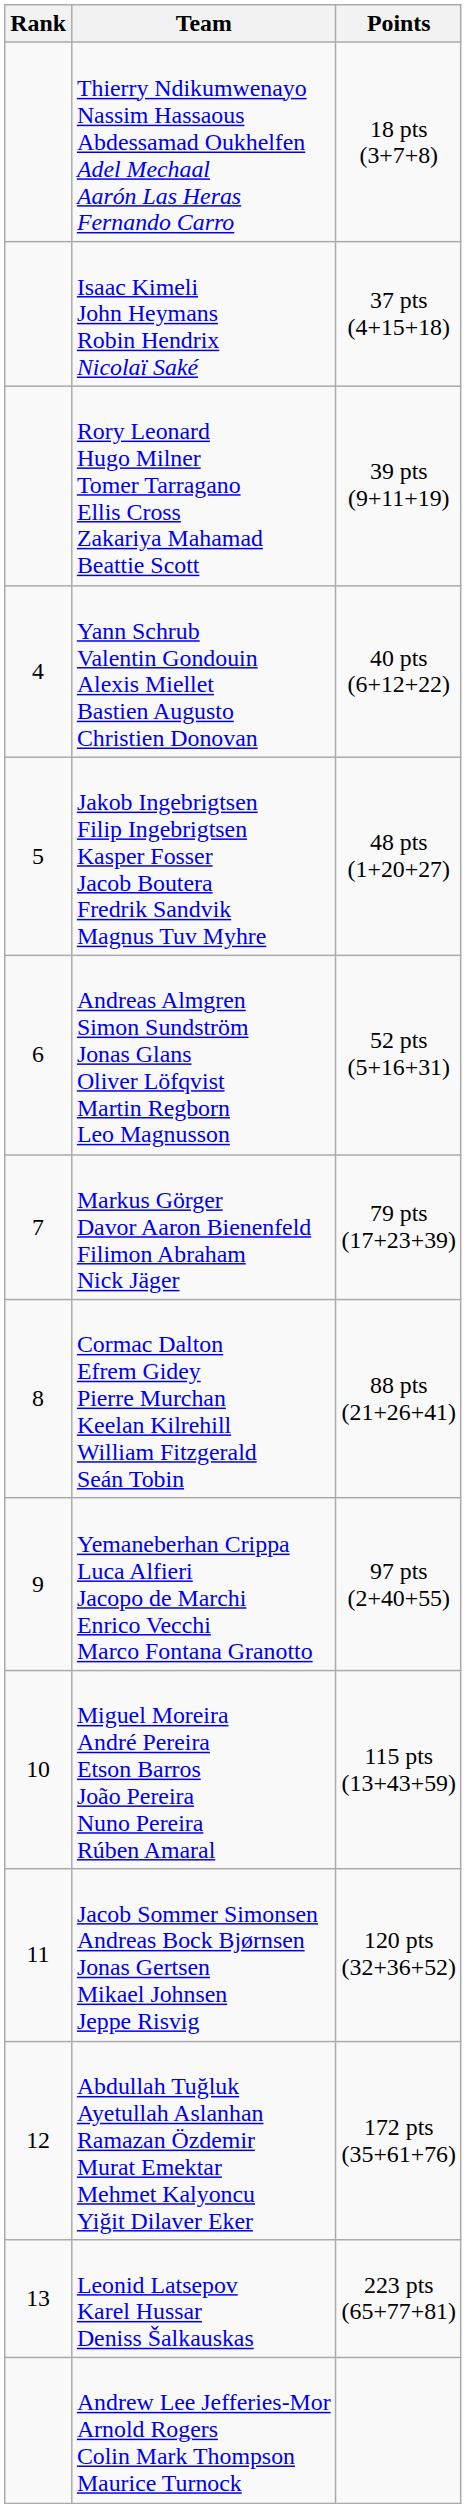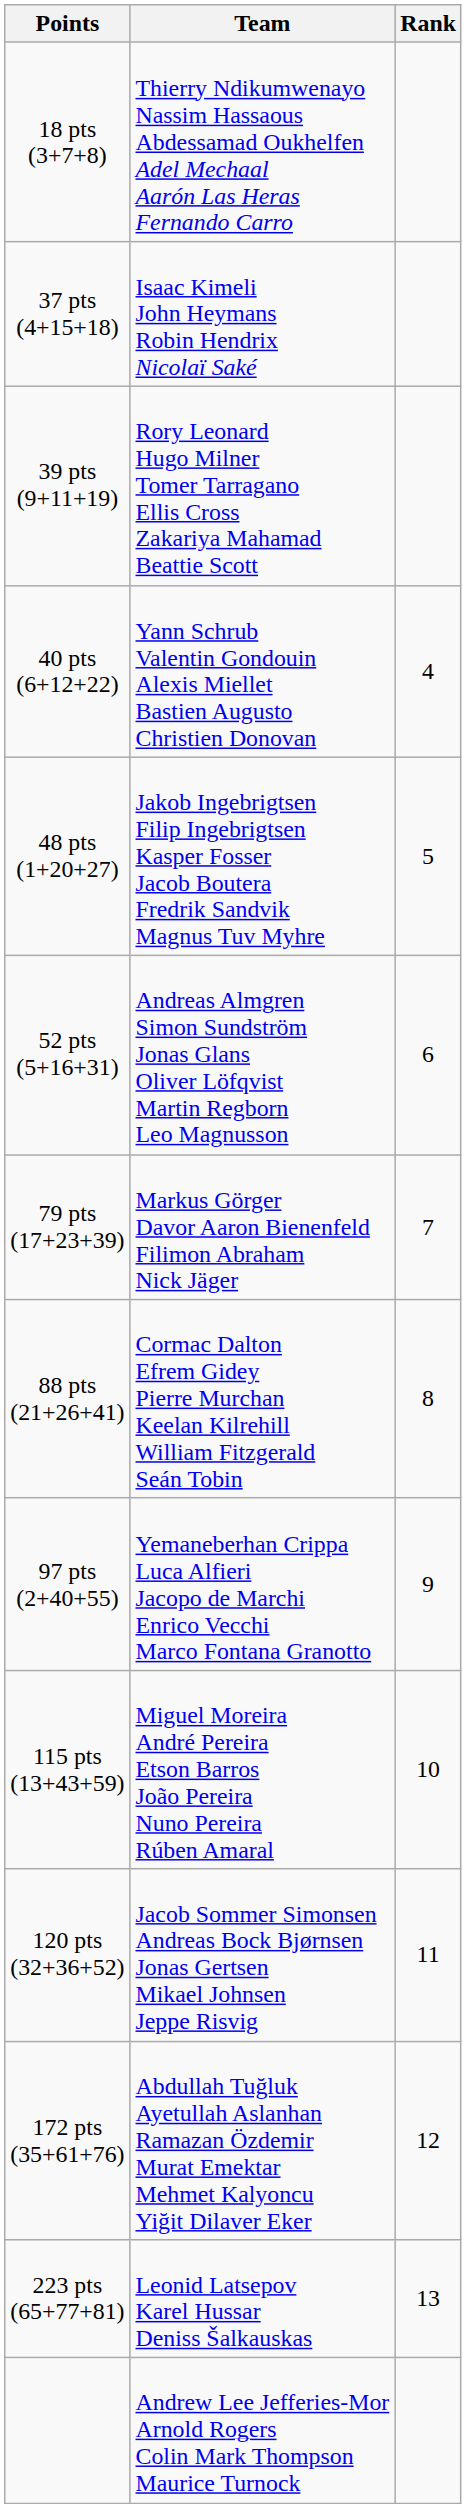columns swapped: (38, 23) <-> (399, 23)
